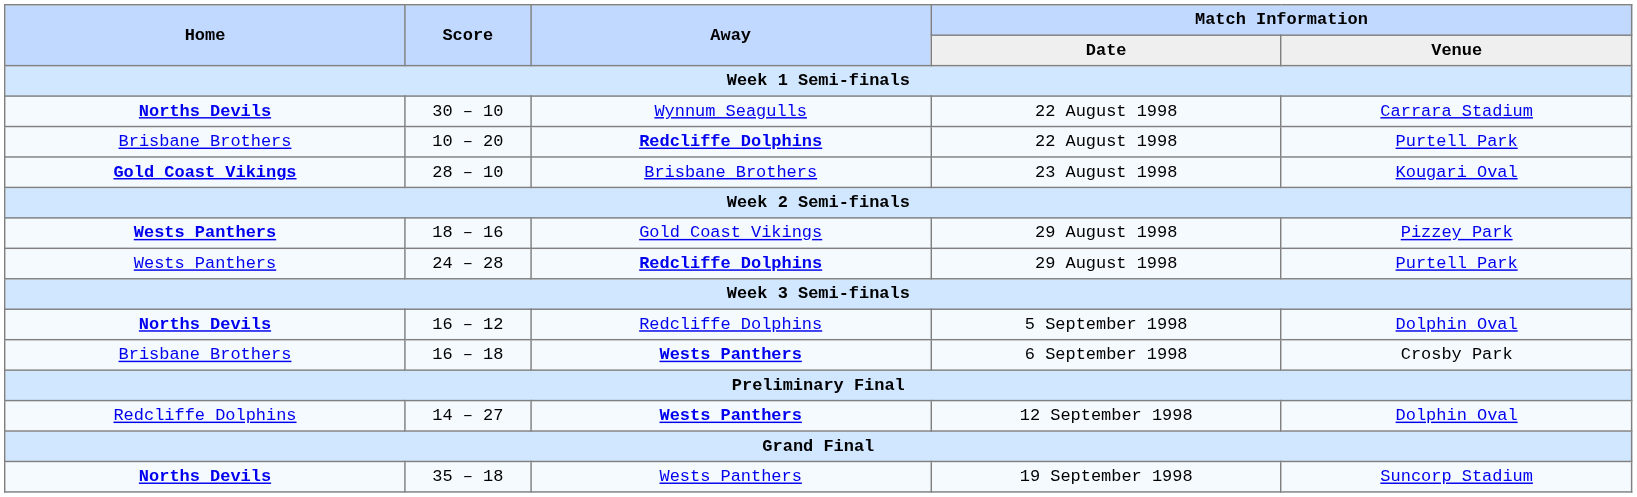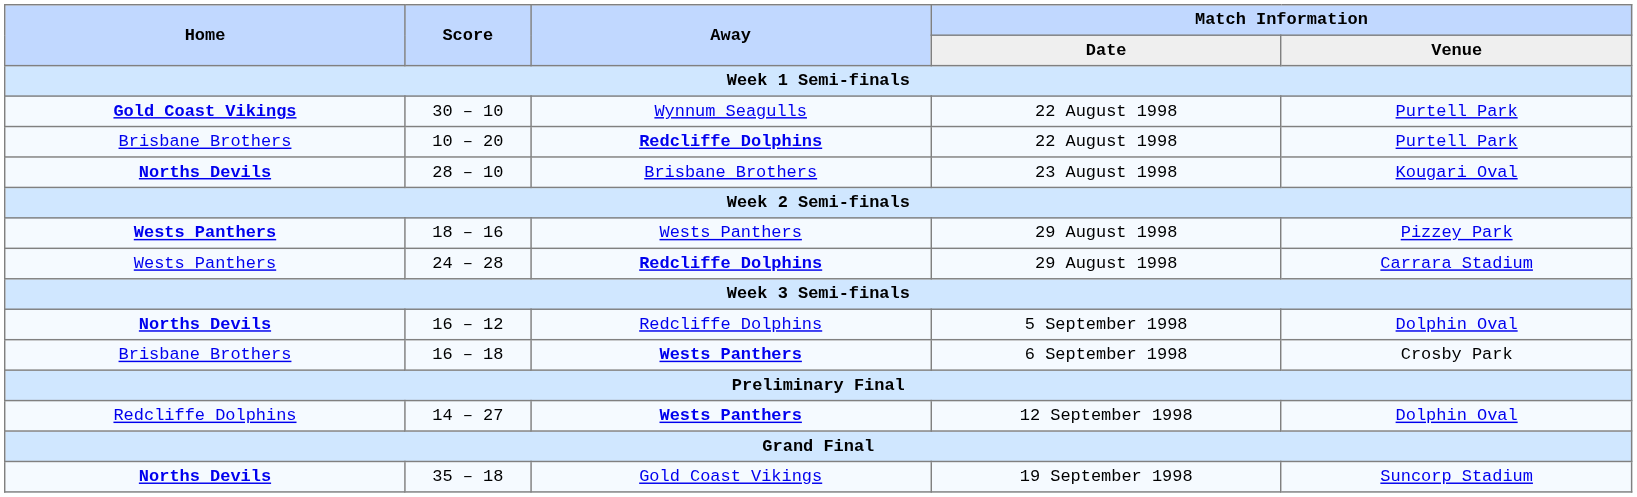(205, 111) Norths Devils -> (205, 111) Gold Coast Vikings
(1457, 111) Carrara Stadium -> (1457, 111) Purtell Park
(205, 172) Gold Coast Vikings -> (205, 172) Norths Devils
(731, 233) Gold Coast Vikings -> (731, 233) Wests Panthers
(1457, 264) Purtell Park -> (1457, 264) Carrara Stadium
(731, 477) Wests Panthers -> (731, 477) Gold Coast Vikings
